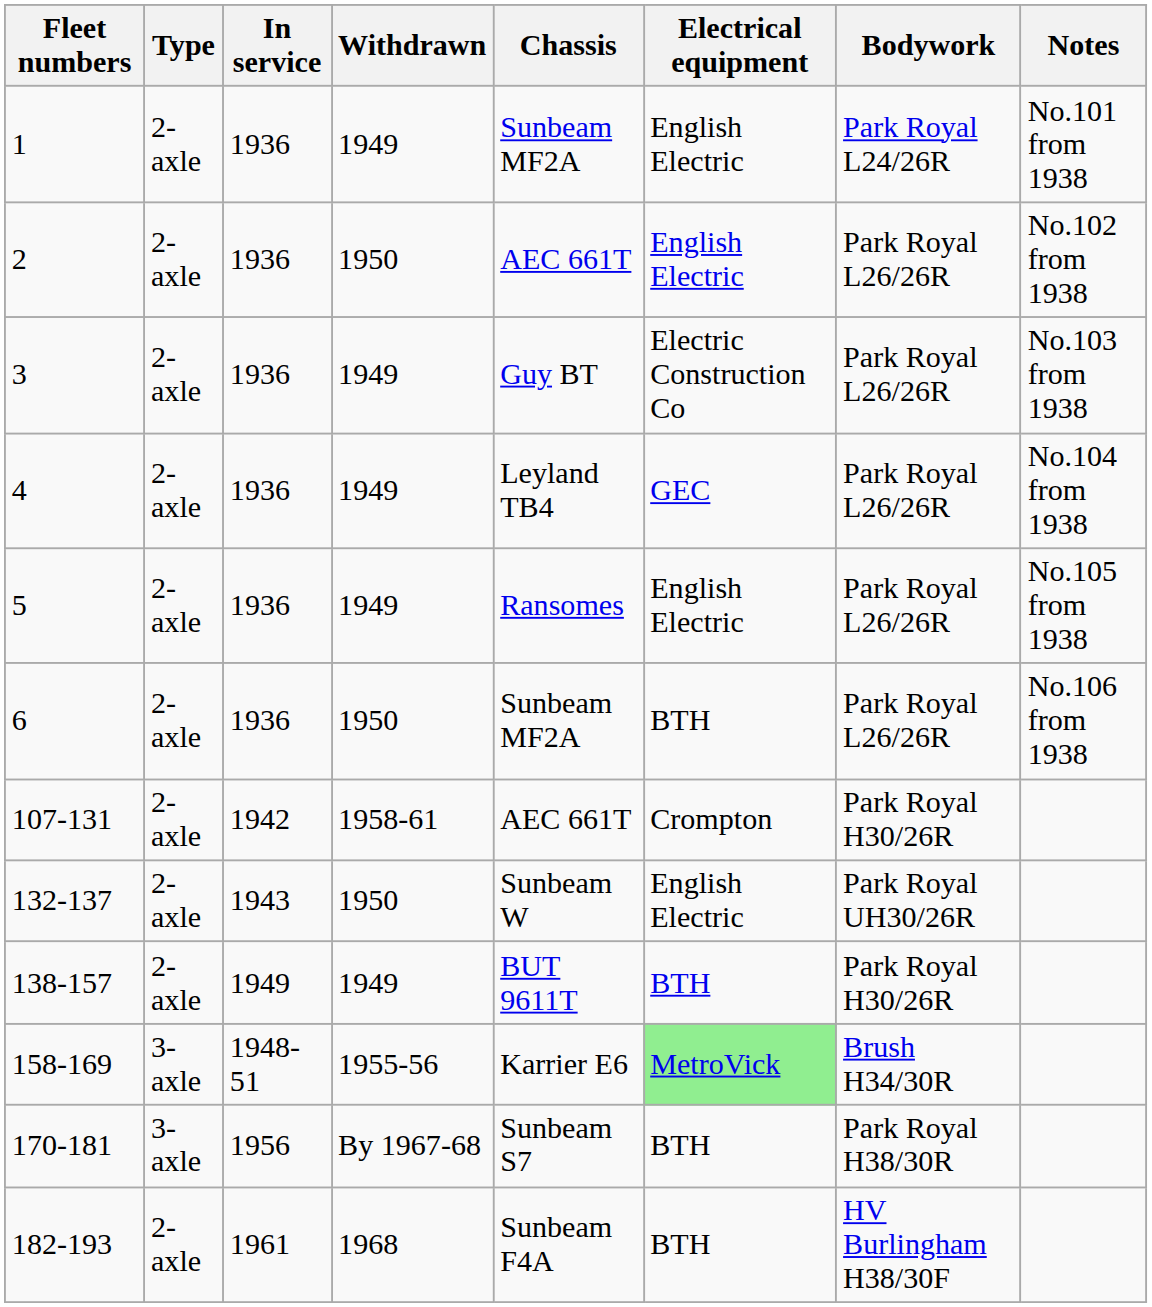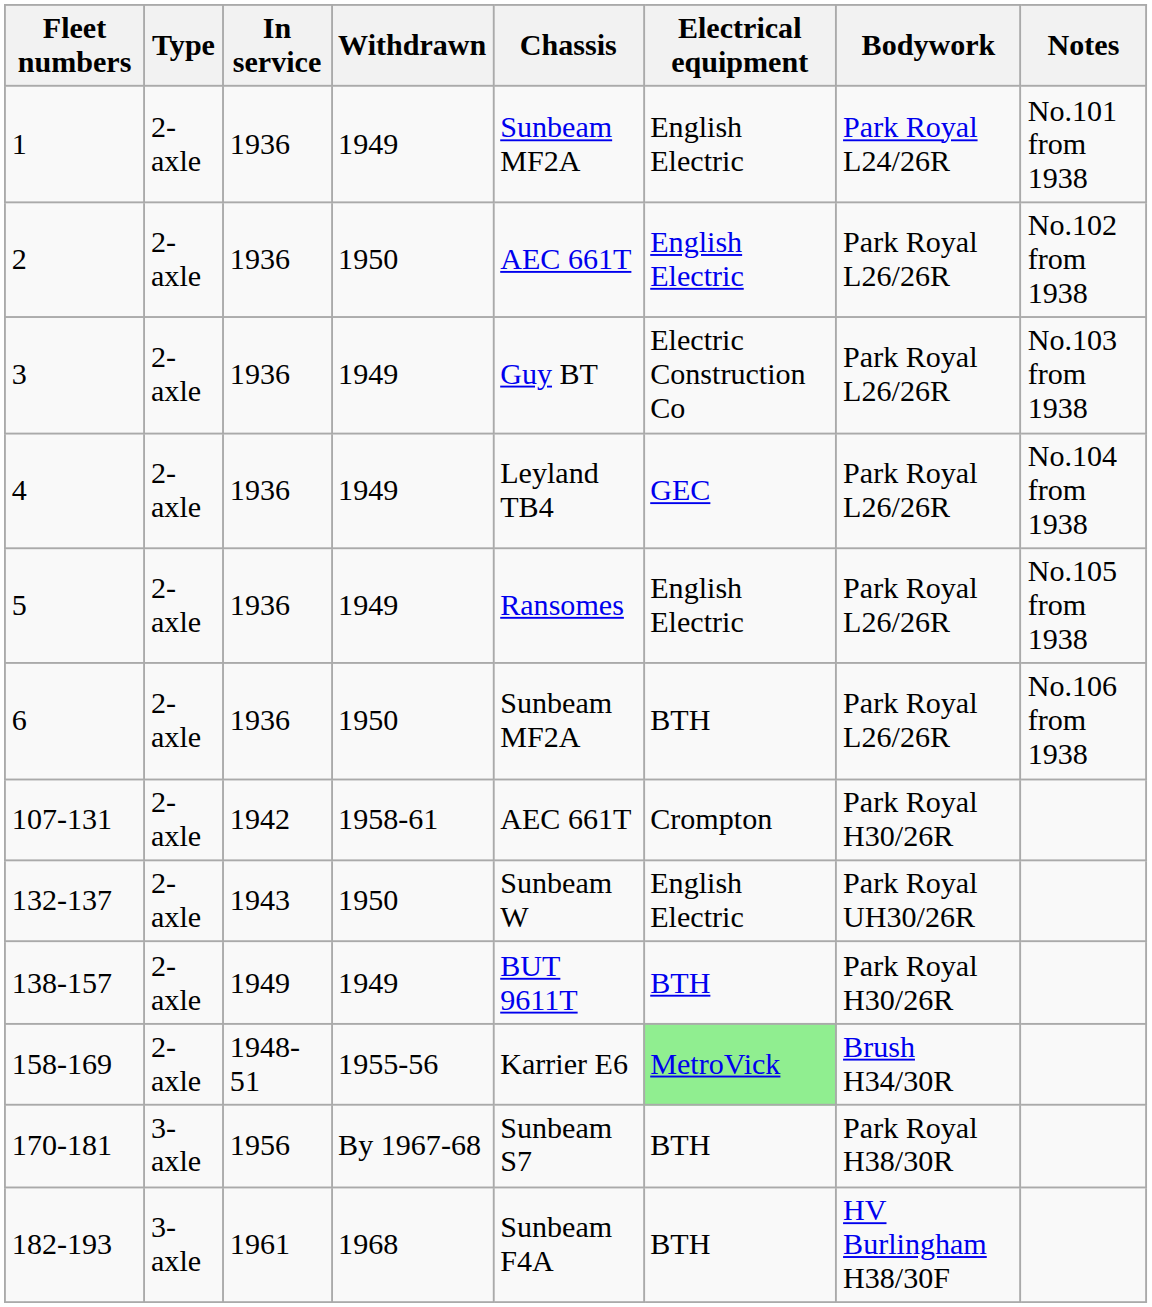(176, 1063) 3-axle -> (176, 1063) 2-axle
(176, 1243) 2-axle -> (176, 1243) 3-axle
